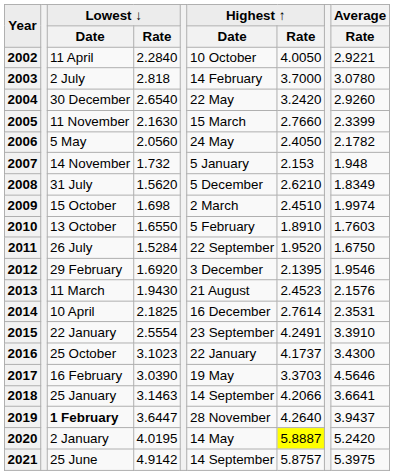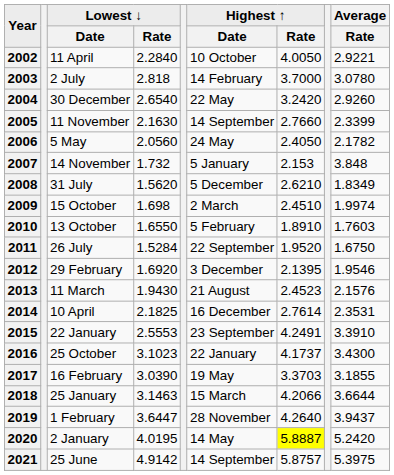(218, 121) 15 March -> (232, 121) 14 September
(351, 164) 1.948 -> (351, 164) 3.848
(157, 333) 2.5554 -> (157, 333) 2.5553
(354, 375) 4.5646 -> (354, 375) 3.1855
(232, 396) 14 September -> (218, 396) 15 March
(354, 396) 3.6641 -> (354, 396) 3.6644
(84, 417) bold -> (82, 417) normal
